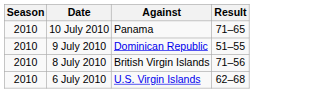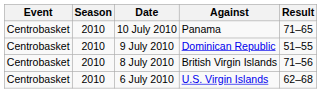+ column: (38, 12)
